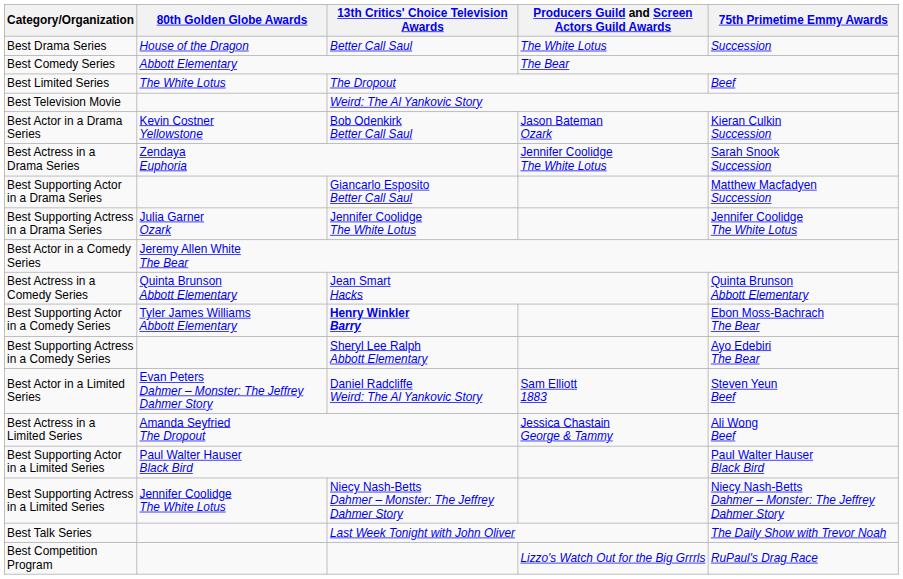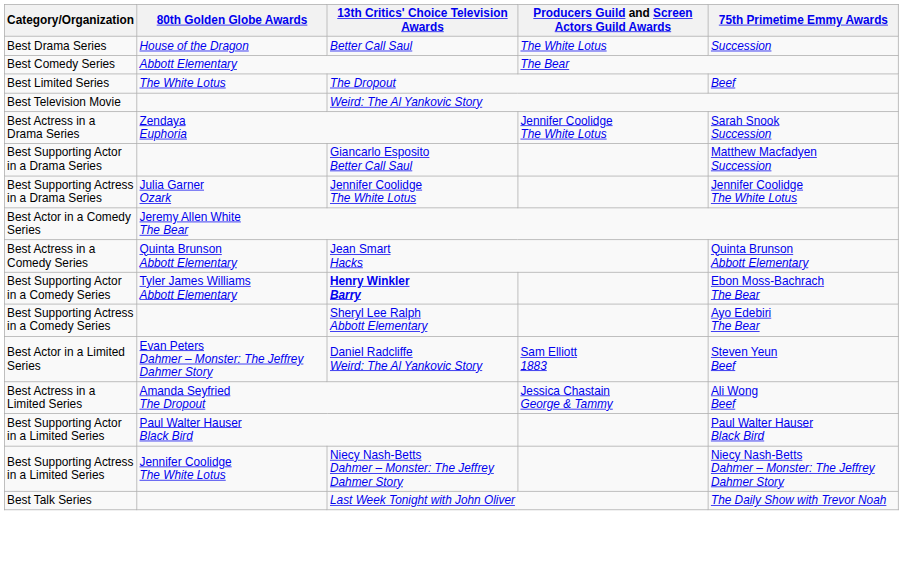- row: (65, 127)
- row: (52, 558)
